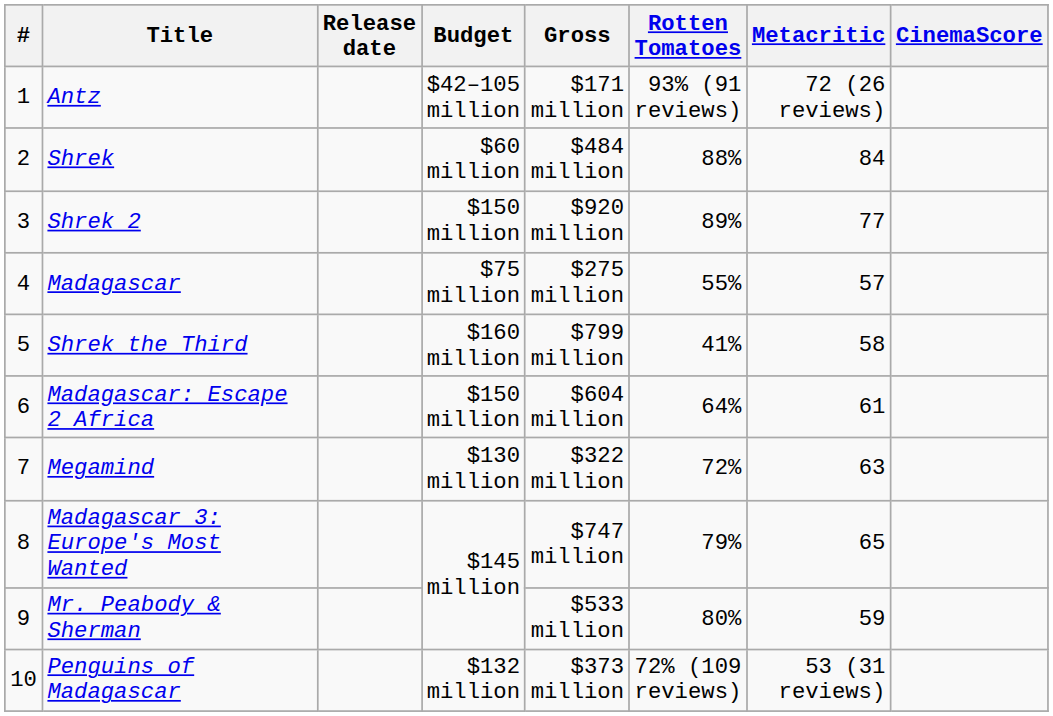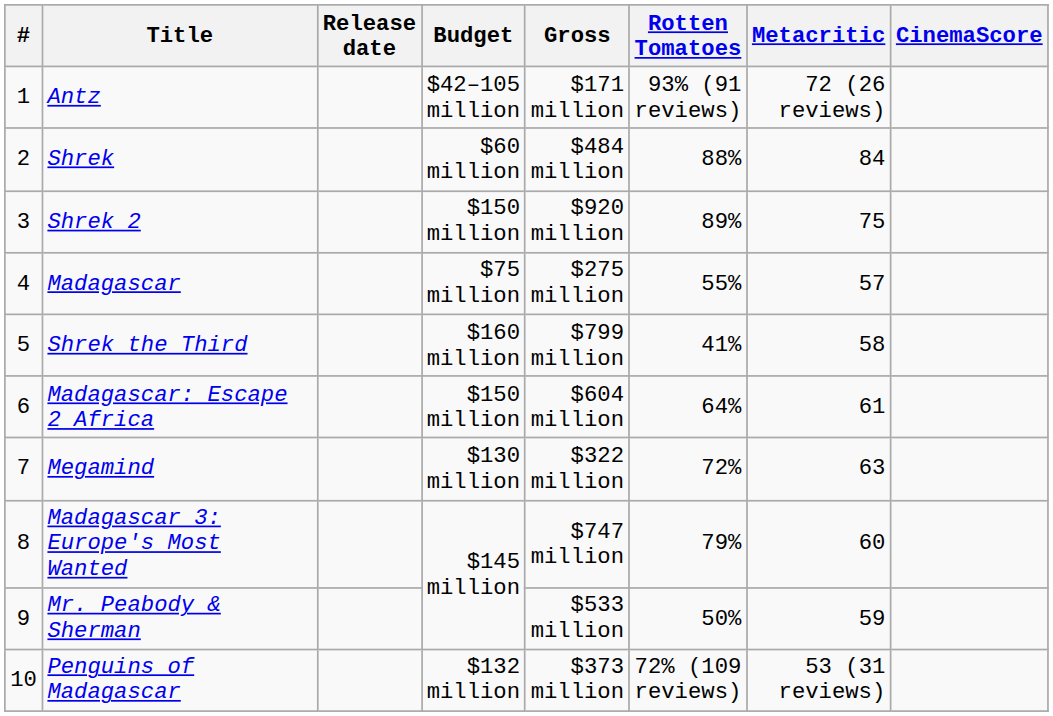(872, 221) 77 -> (872, 221) 75
(872, 544) 65 -> (872, 544) 60
(721, 618) 80% -> (721, 618) 50%
